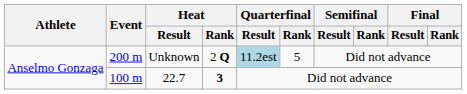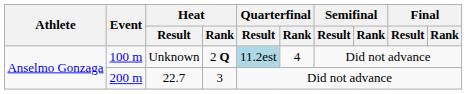(126, 57) 200 m -> (126, 57) 100 m
(297, 57) 5 -> (297, 57) 4
(126, 78) 100 m -> (126, 78) 200 m
(220, 78) bold -> (220, 78) normal
